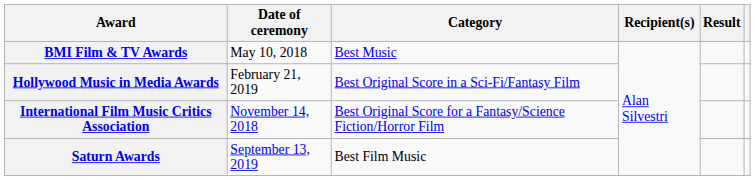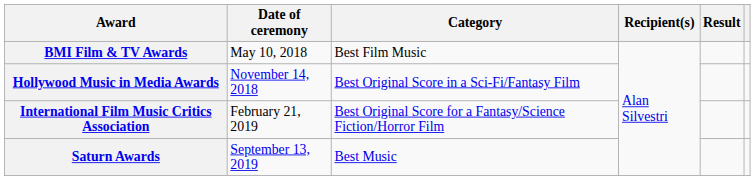(366, 52) Best Music -> (380, 52) Best Film Music
(266, 82) February 21, 2019 -> (270, 82) November 14, 2018
(270, 119) November 14, 2018 -> (266, 119) February 21, 2019
(380, 156) Best Film Music -> (366, 156) Best Music
